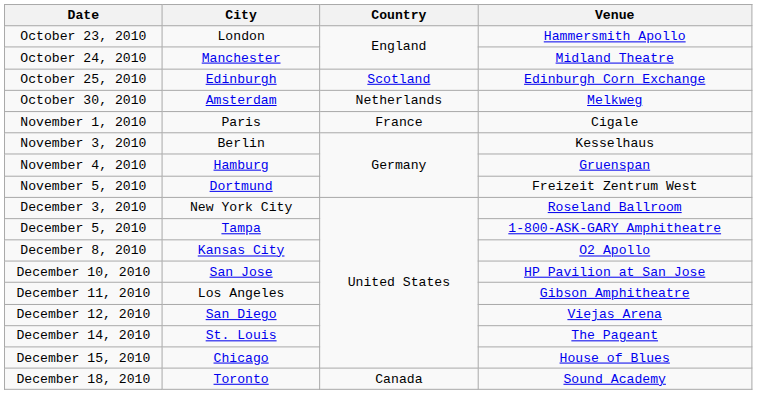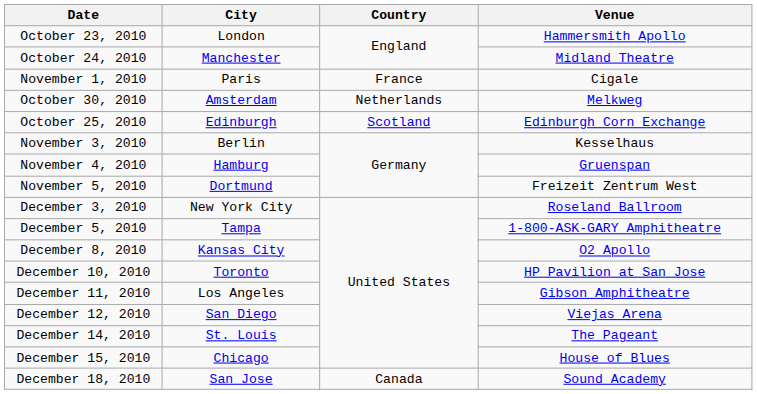rows swapped: (83, 79) <-> (83, 122)
(241, 272) San Jose -> (241, 272) Toronto
(241, 379) Toronto -> (241, 379) San Jose
